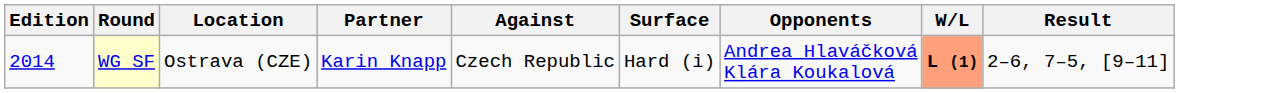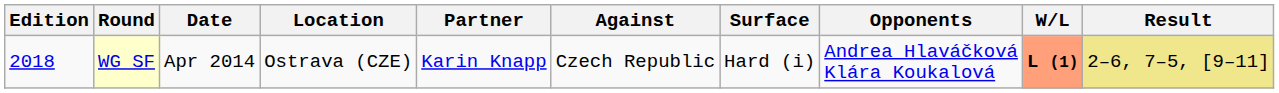+ column: (210, 20)
(32, 62) 2014 -> (32, 62) 2018
(1078, 62) no background -> (1178, 62) khaki background
